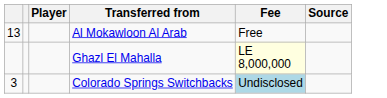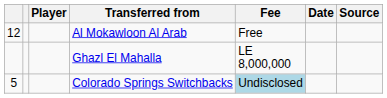+ column: (321, 13)
(14, 32) 13 -> (14, 32) 12
(265, 58) lightyellow background -> (265, 58) no background
(14, 83) 3 -> (14, 83) 5
